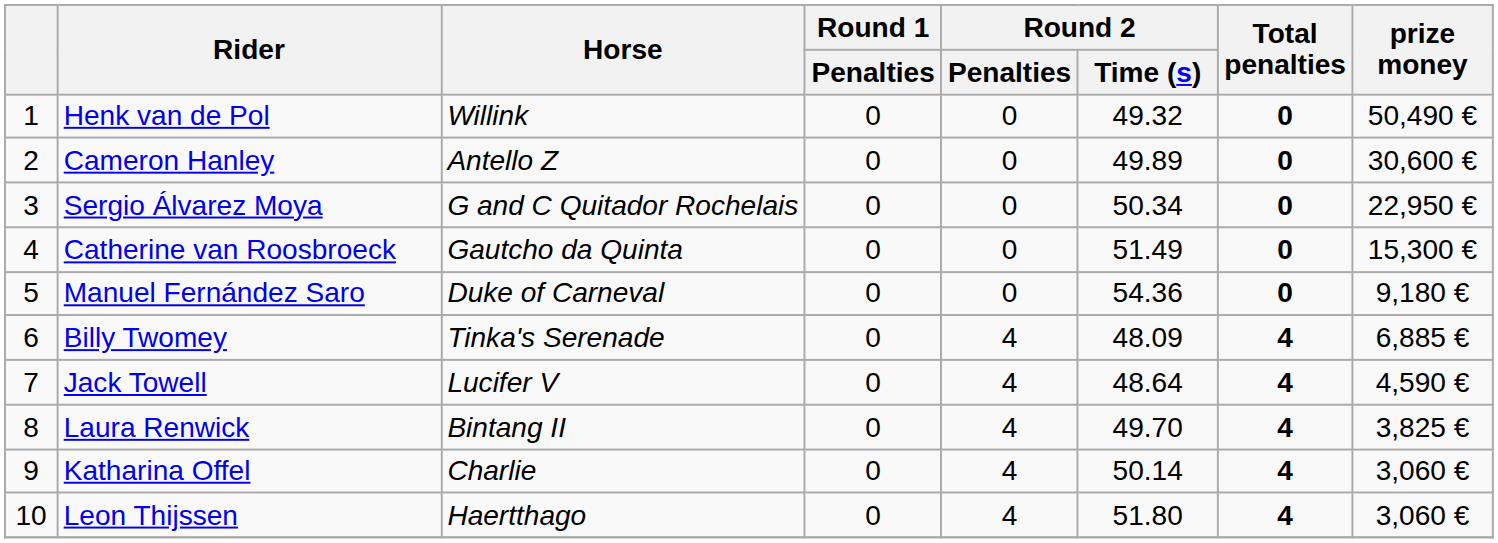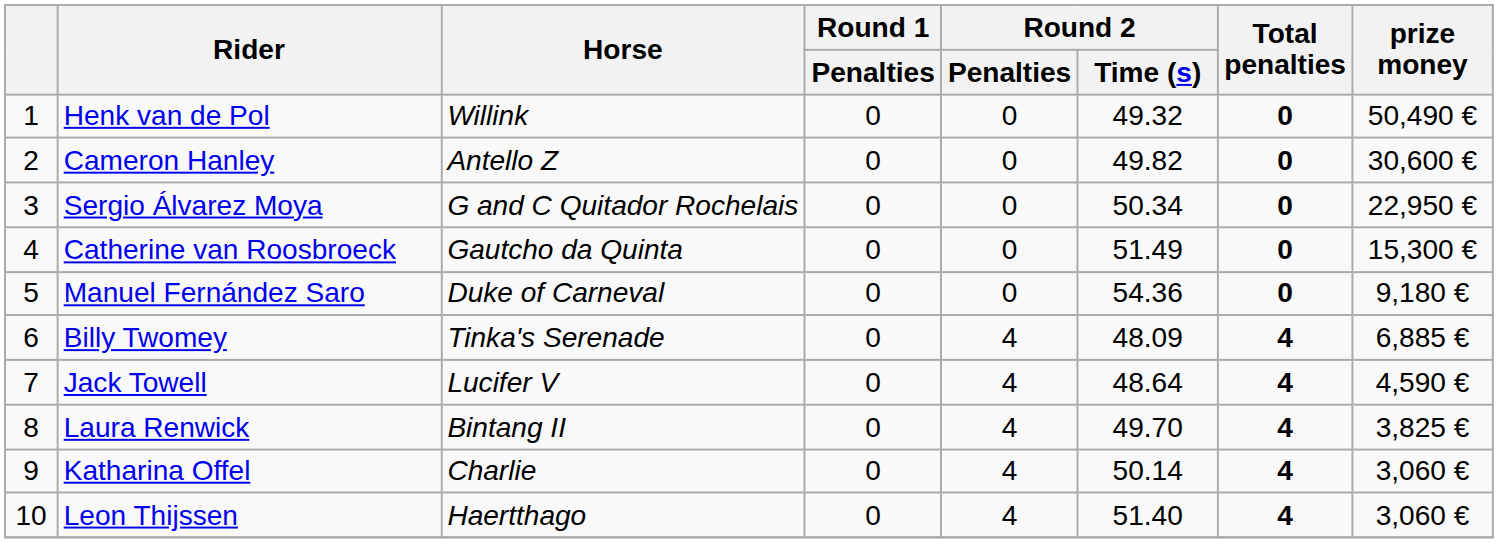(1148, 161) 49.89 -> (1148, 161) 49.82
(1148, 516) 51.80 -> (1148, 516) 51.40
